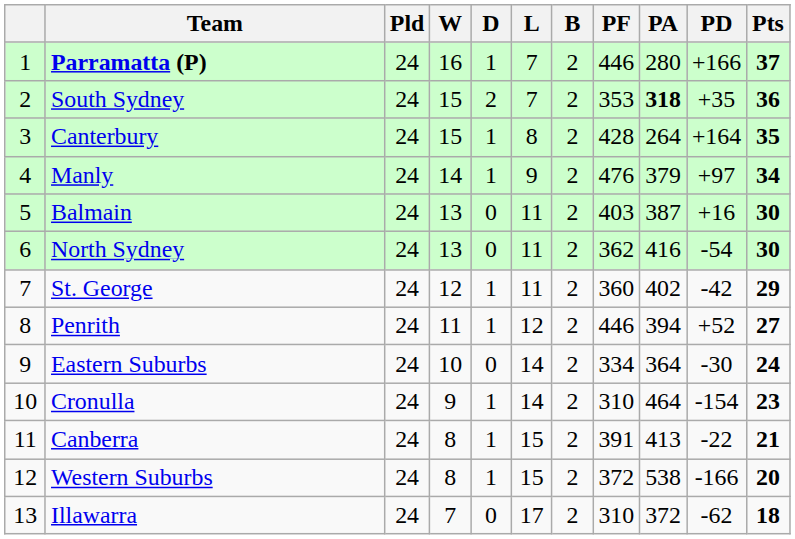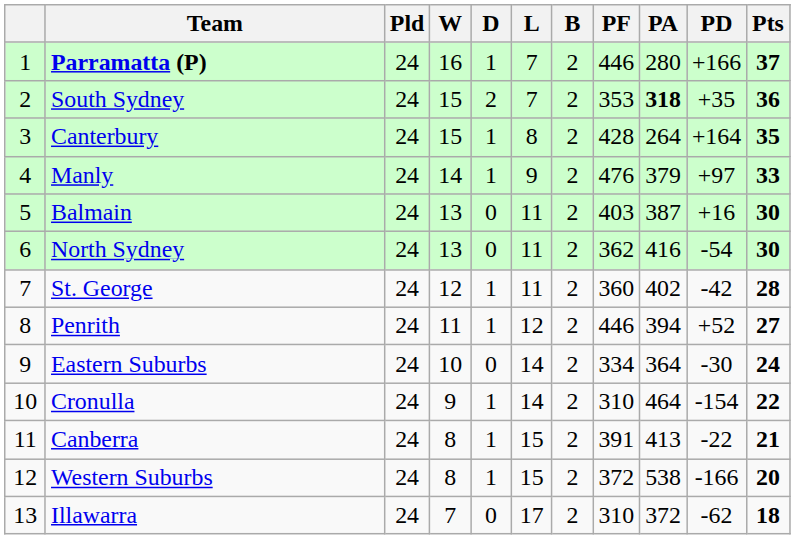(768, 174) 34 -> (768, 174) 33
(768, 288) 29 -> (768, 288) 28
(768, 401) 23 -> (768, 401) 22
